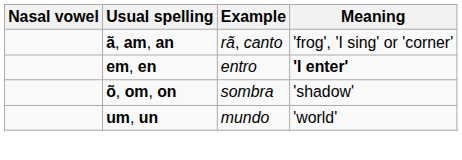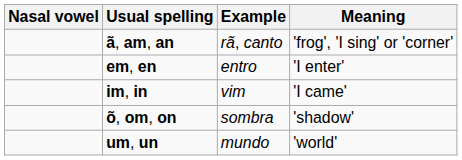(321, 67) bold -> (319, 67) normal
+ row: (127, 92)
